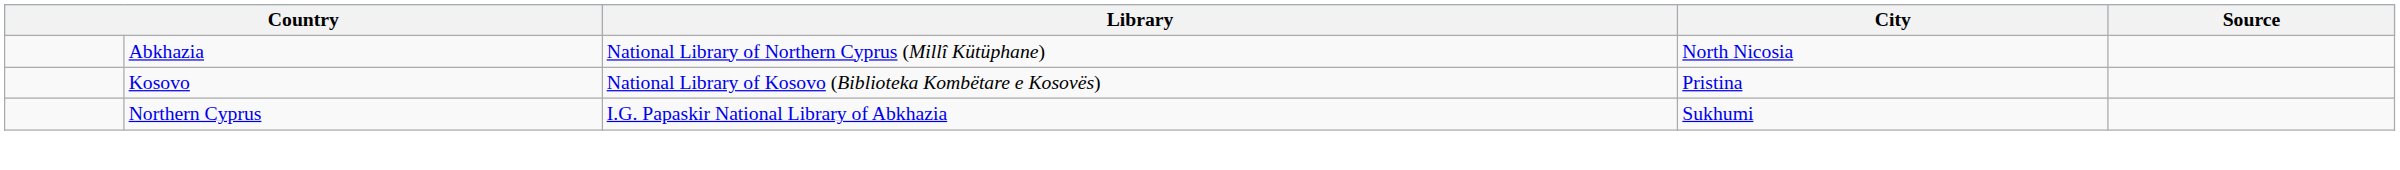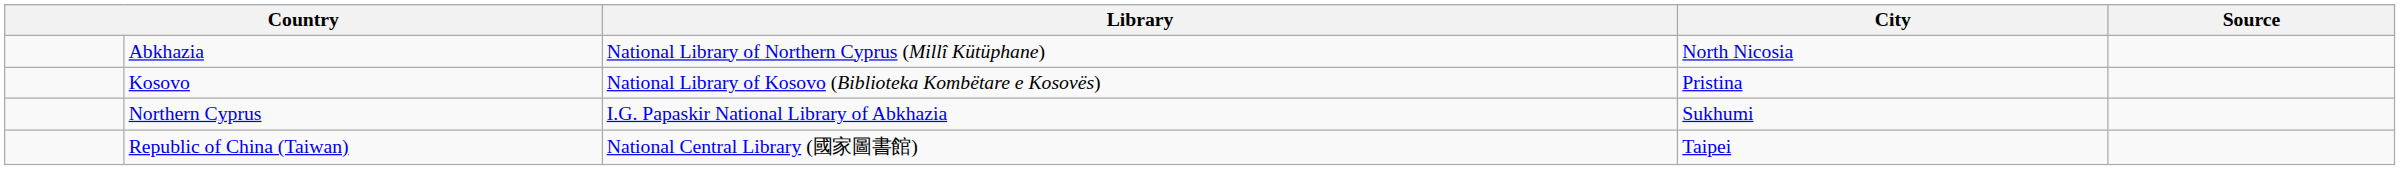+ row: (239, 146)
